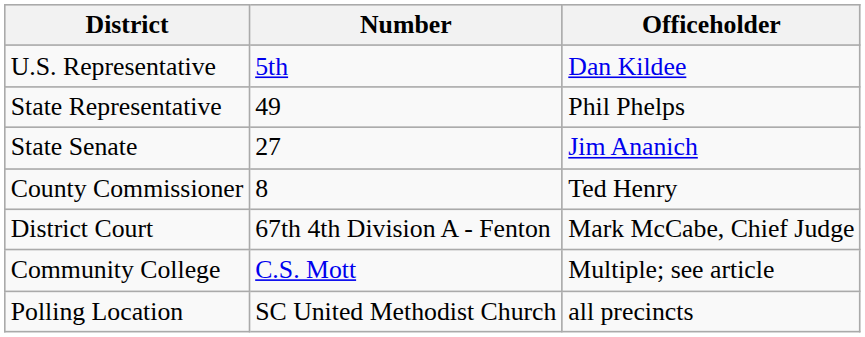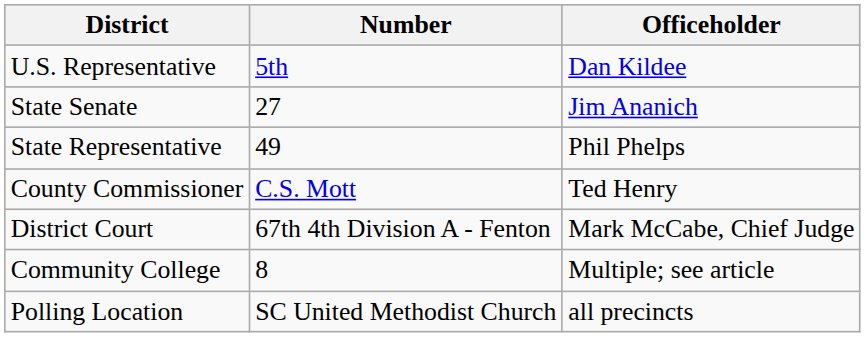rows swapped: (74, 147) <-> (116, 106)
(262, 188) 8 -> (306, 188) C.S. Mott
(306, 270) C.S. Mott -> (262, 270) 8
